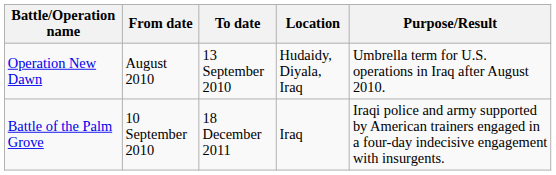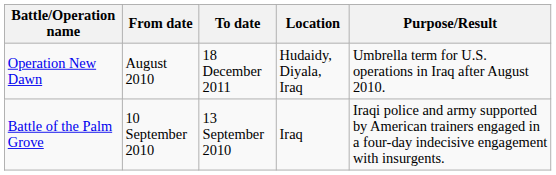(233, 71) 13 September 2010 -> (232, 71) 18 December 2011
(232, 134) 18 December 2011 -> (233, 134) 13 September 2010
